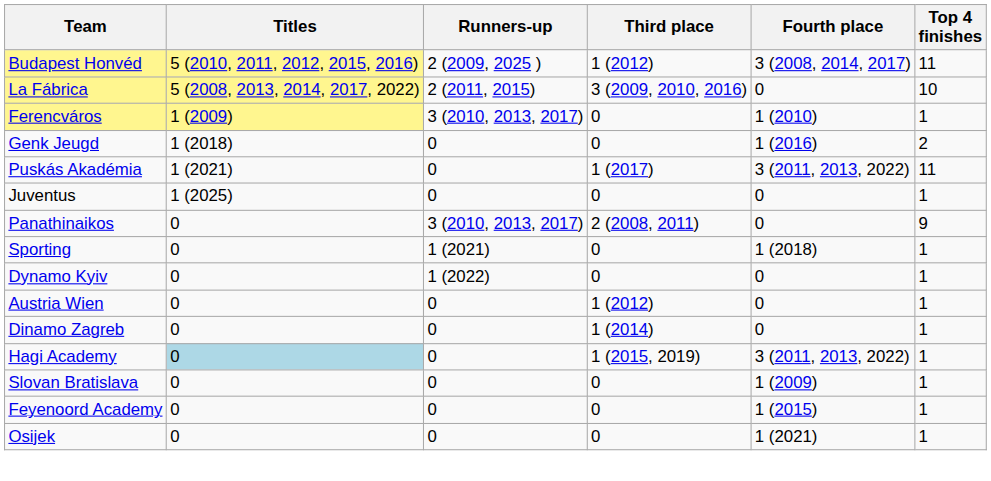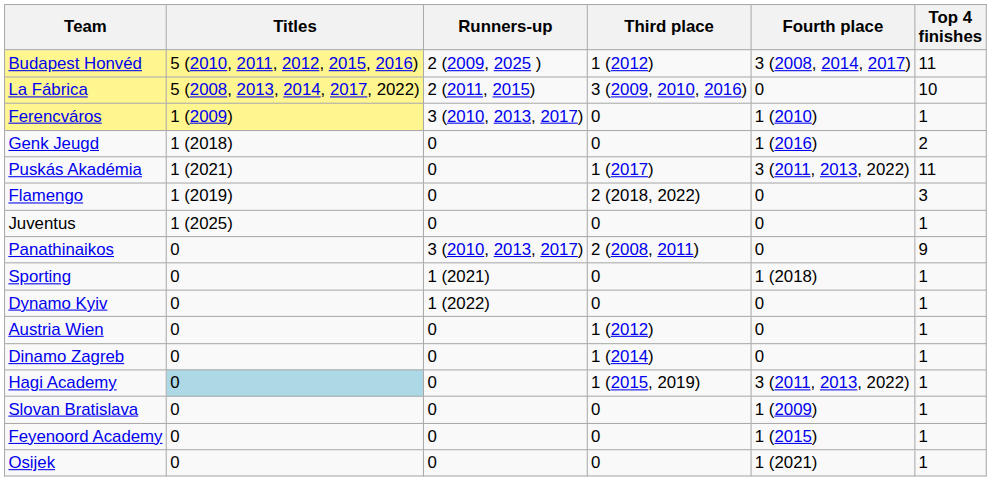+ row: (46, 196)
